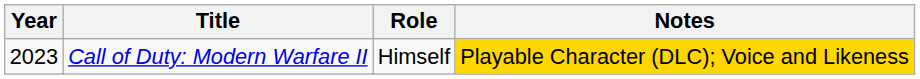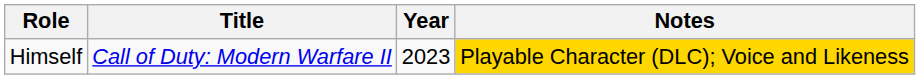columns swapped: (34, 21) <-> (414, 21)
